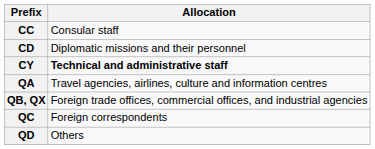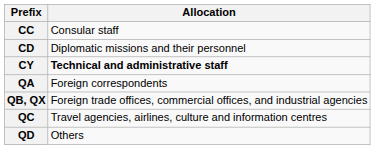(189, 83) Travel agencies, airlines, culture and information centres -> (109, 83) Foreign correspondents
(109, 118) Foreign correspondents -> (189, 118) Travel agencies, airlines, culture and information centres
